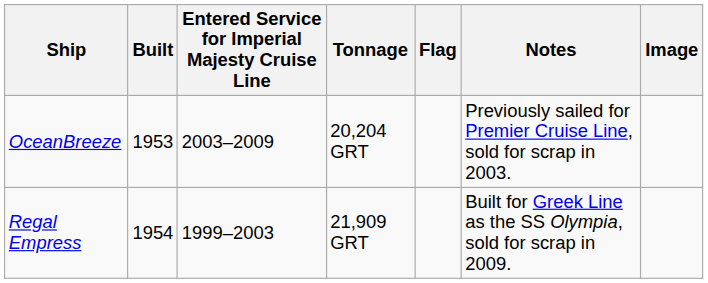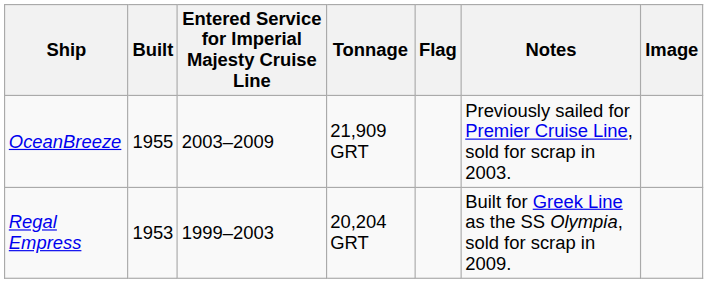(153, 141) 1953 -> (153, 141) 1955
(358, 141) 20,204 GRT -> (358, 141) 21,909 GRT
(153, 232) 1954 -> (153, 232) 1953
(358, 232) 21,909 GRT -> (358, 232) 20,204 GRT
